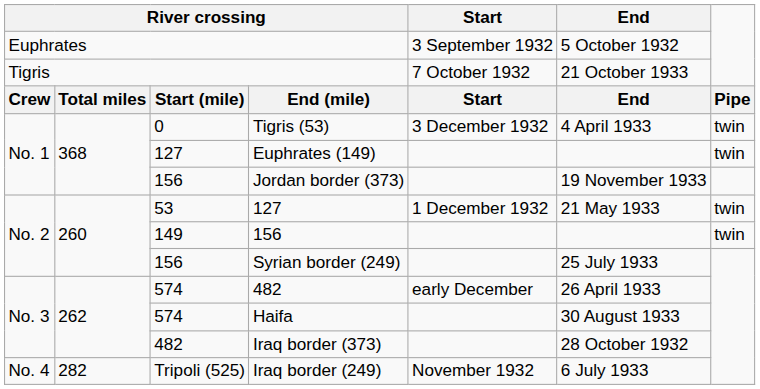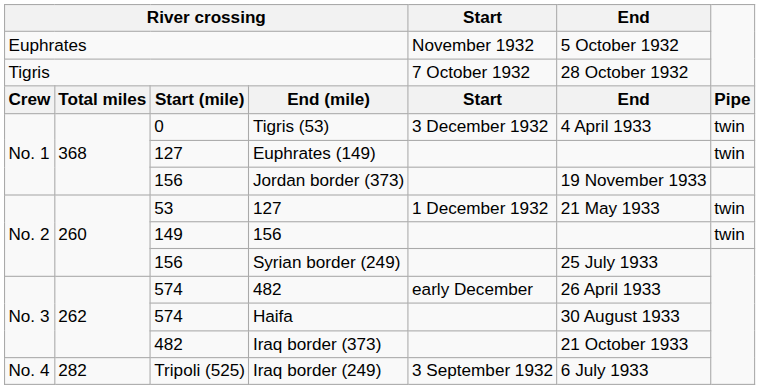(483, 45) 3 September 1932 -> (473, 45) November 1932
(625, 72) 21 October 1933 -> (625, 72) 28 October 1932
(625, 343) 28 October 1932 -> (625, 343) 21 October 1933
(473, 371) November 1932 -> (483, 371) 3 September 1932
